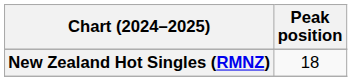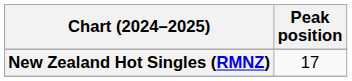(310, 62) 18 -> (310, 62) 17
